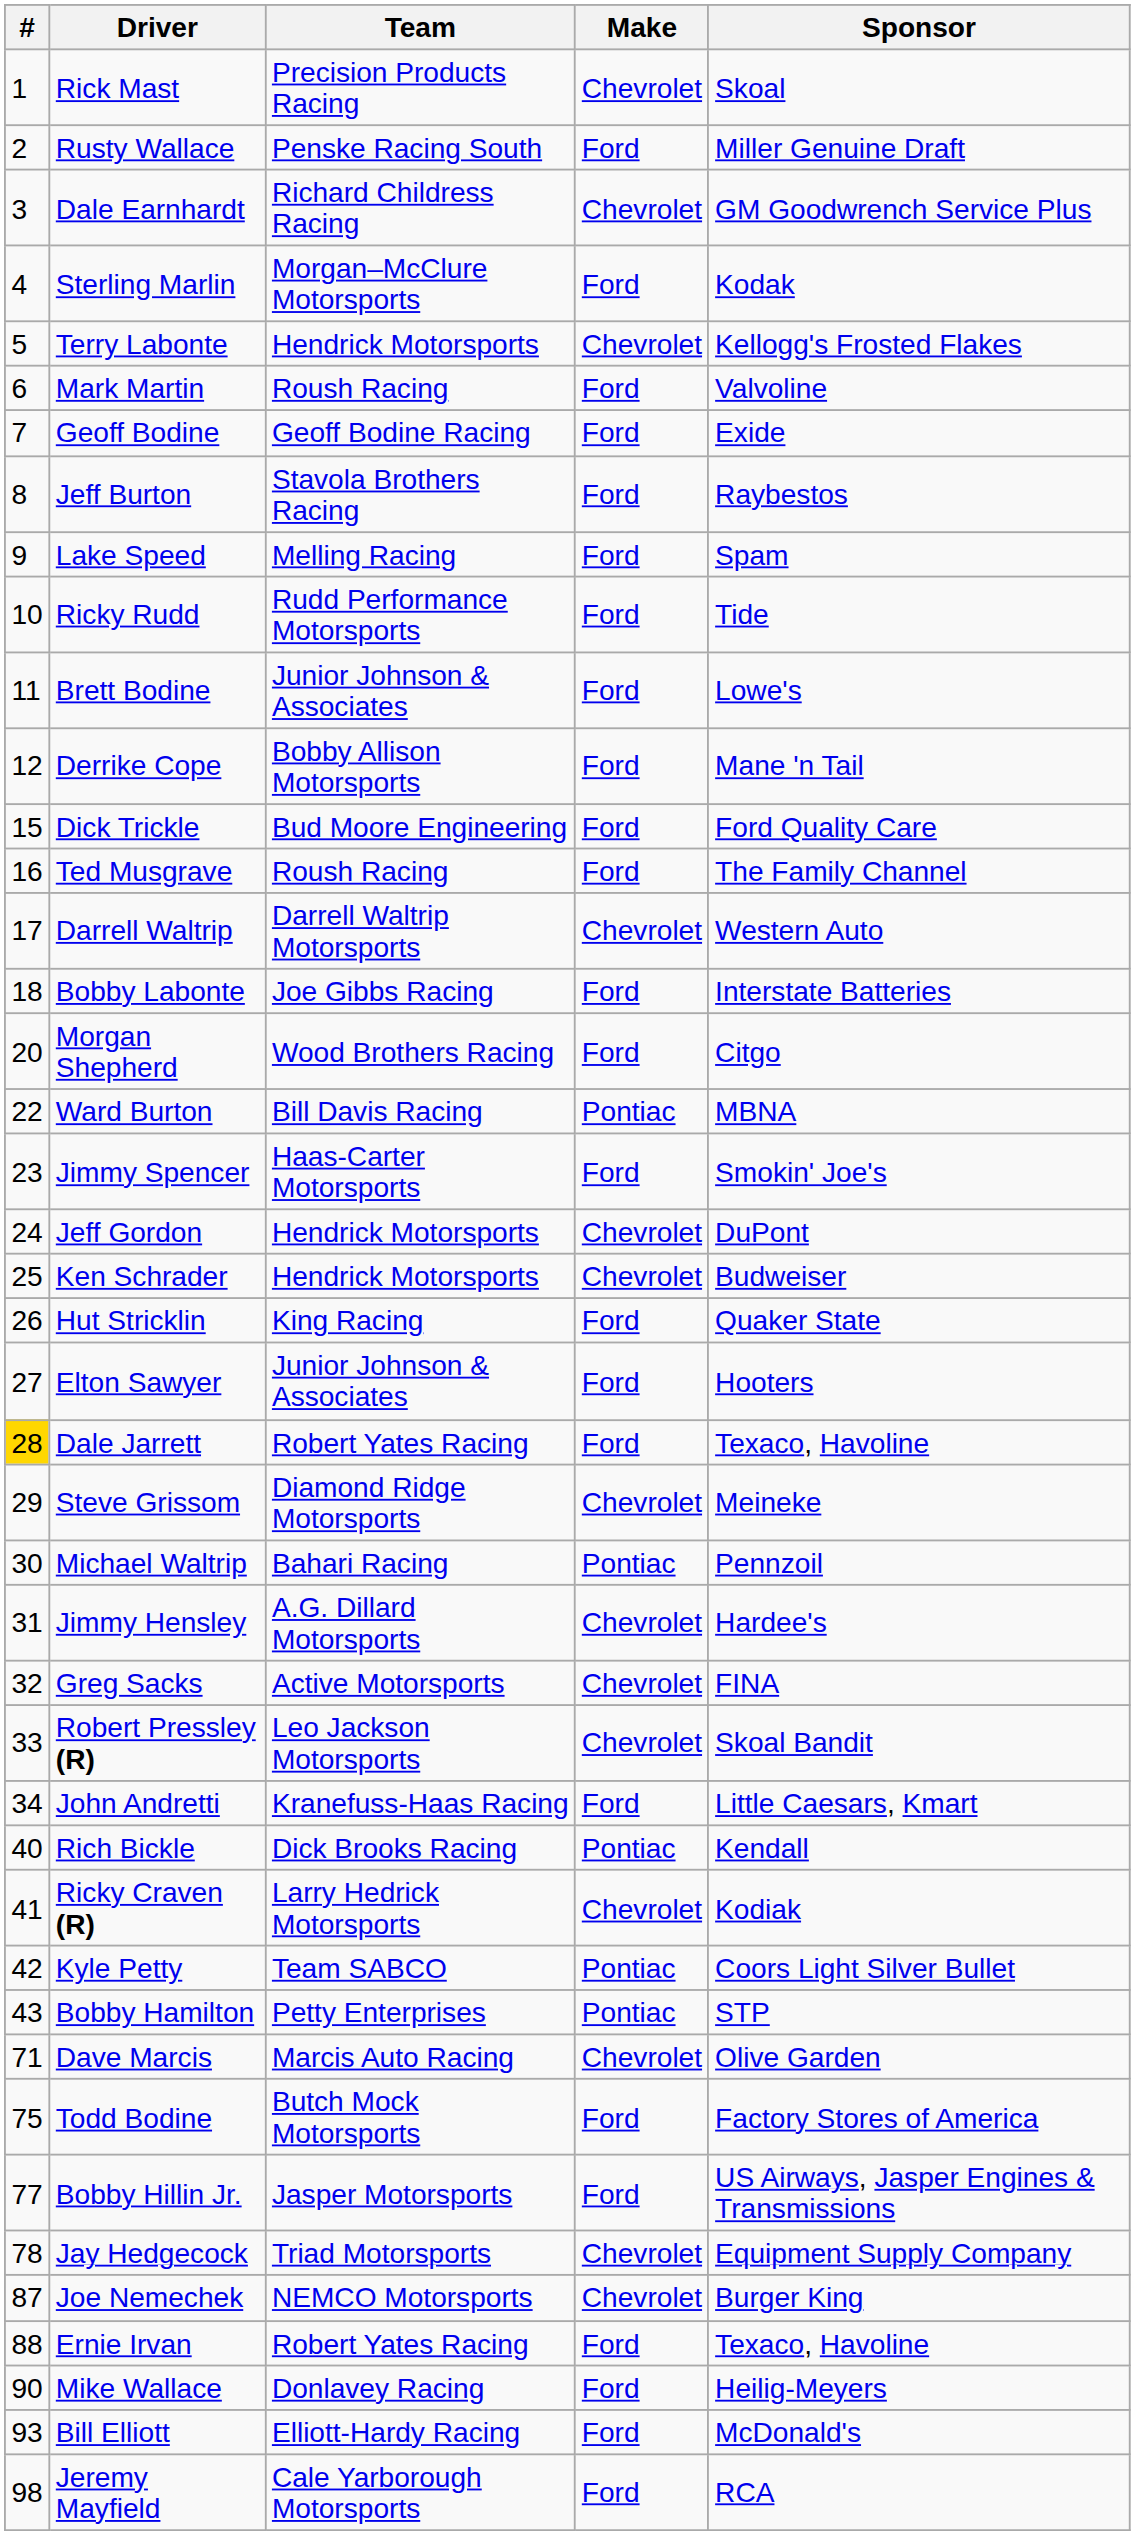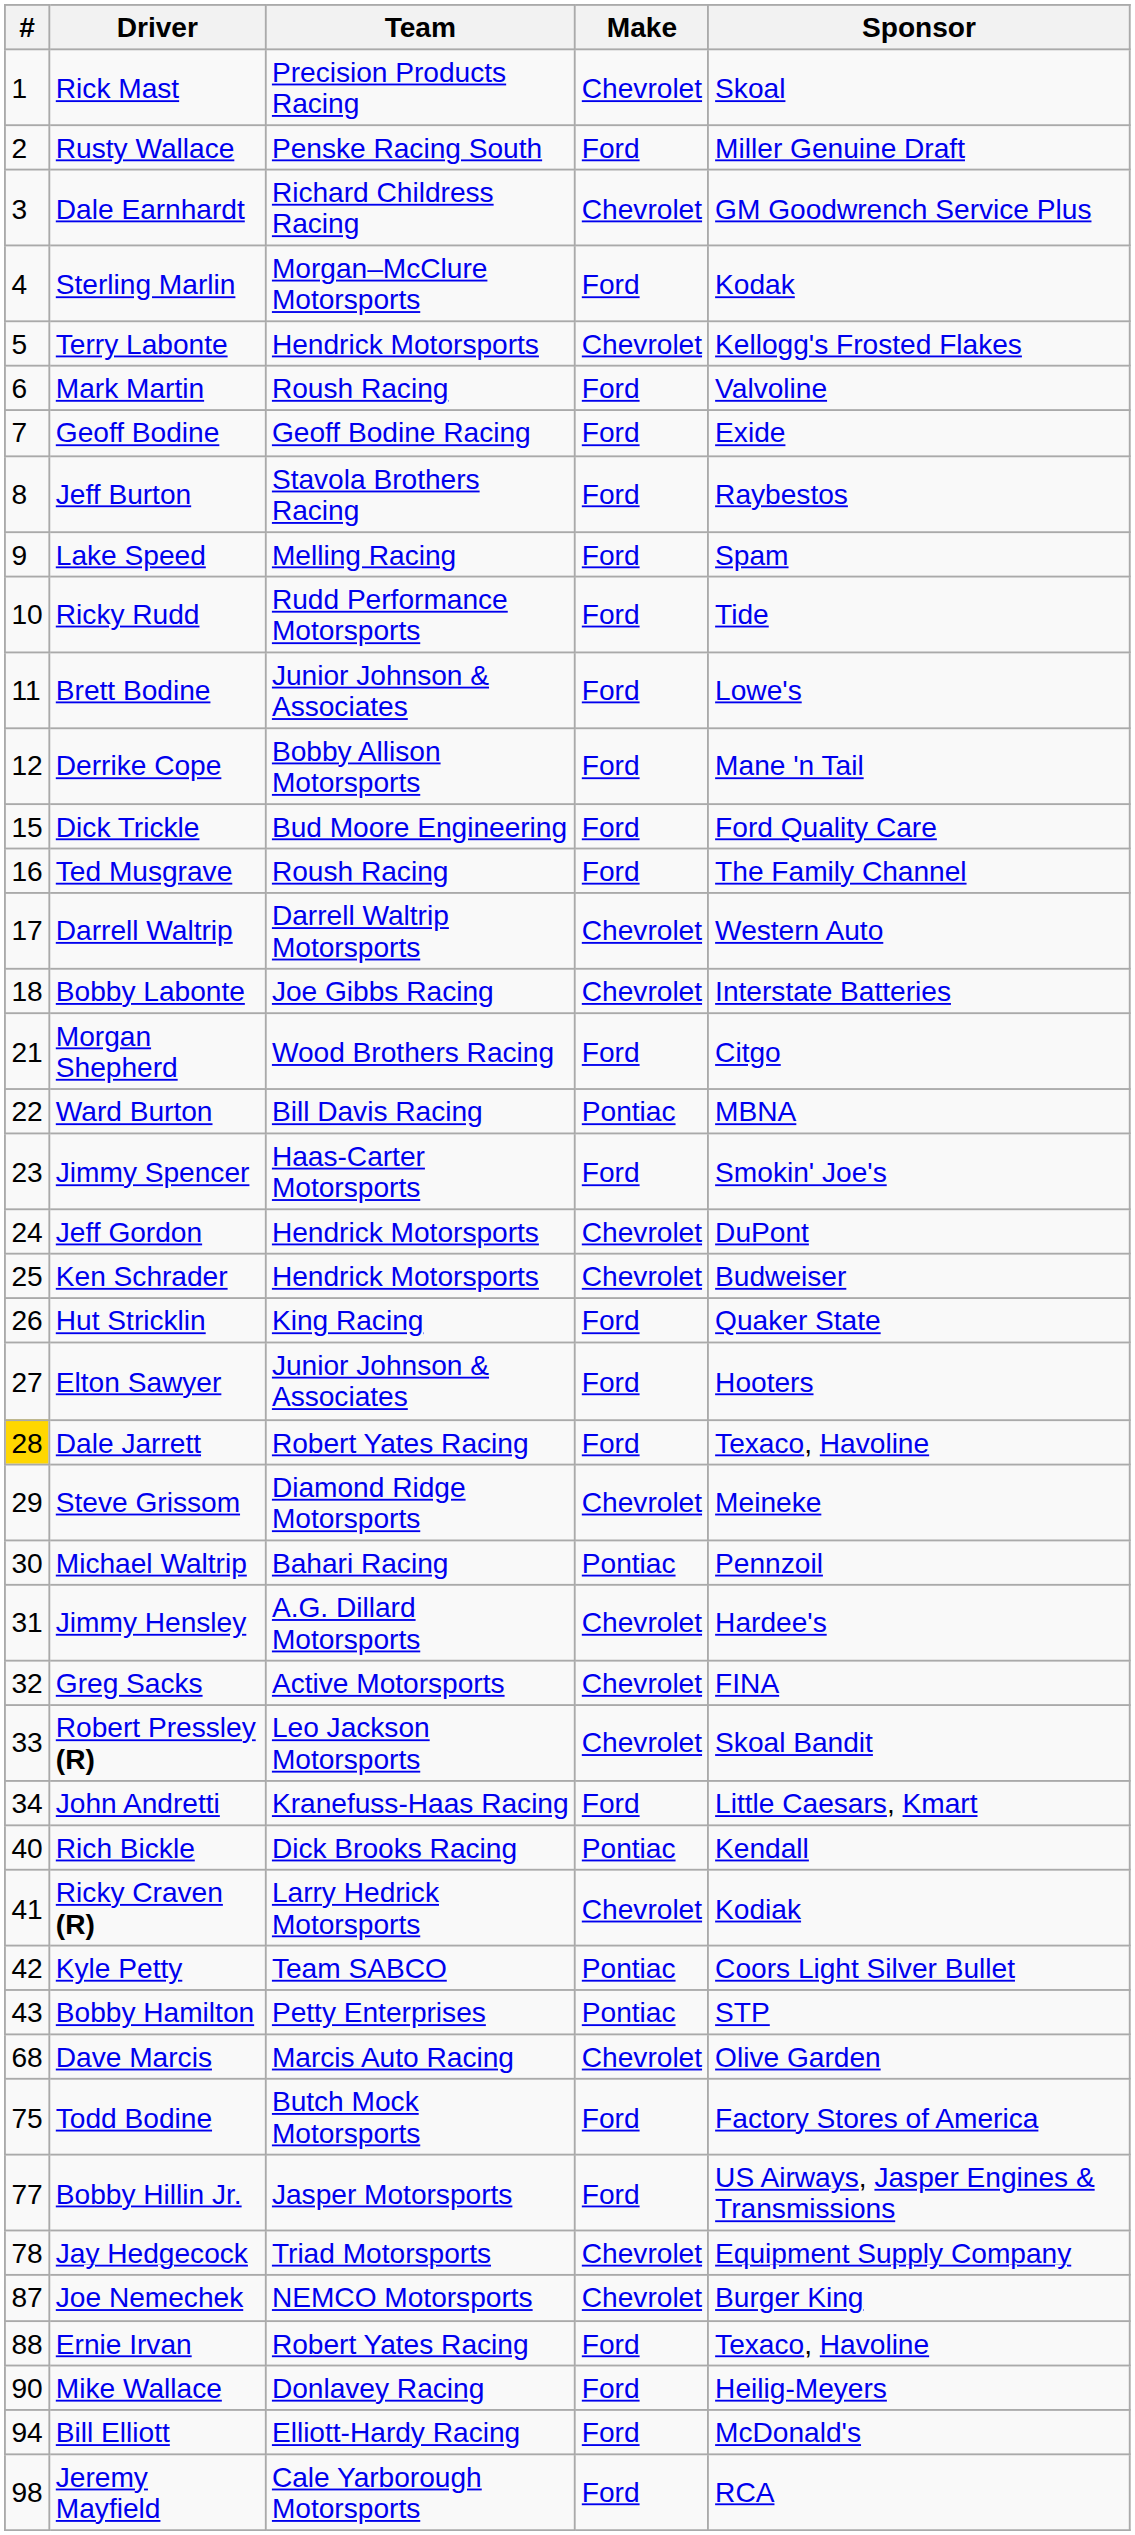(611, 991) Ford -> (642, 991) Chevrolet
(27, 1051) 20 -> (27, 1051) 21
(27, 2057) 71 -> (27, 2057) 68
(27, 2432) 93 -> (27, 2432) 94
